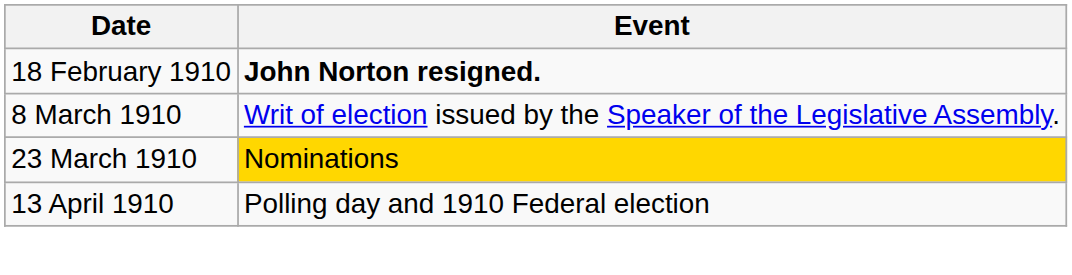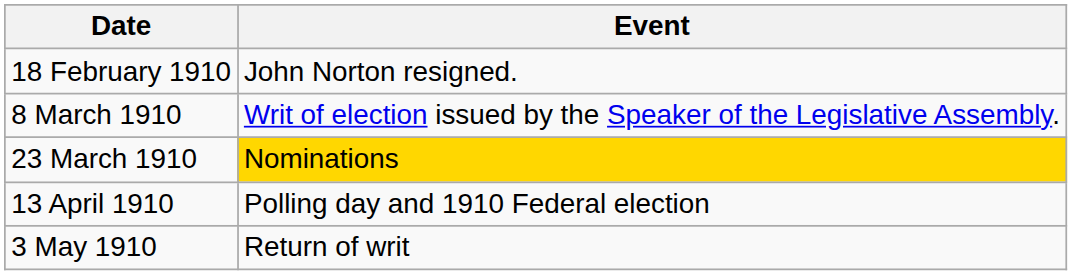(392, 70) bold -> (381, 70) normal
+ row: (84, 247)
